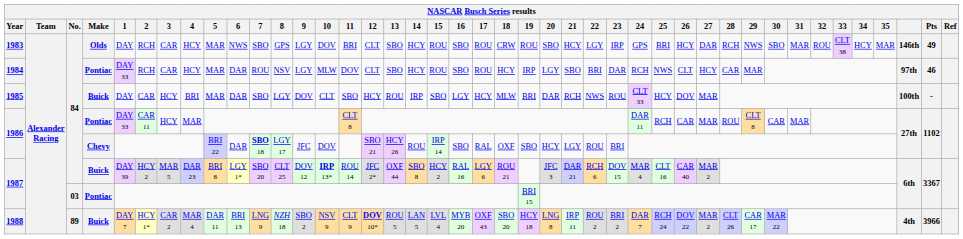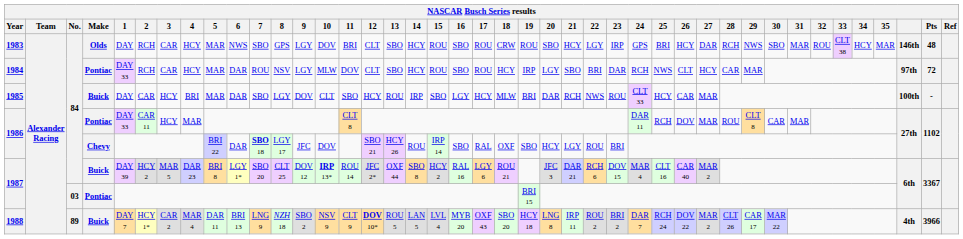(932, 46) 49 -> (932, 46) 48
(932, 71) 46 -> (932, 71) 72
(685, 96) DOV -> (685, 96) CAR
(685, 121) CAR -> (685, 121) DOV
